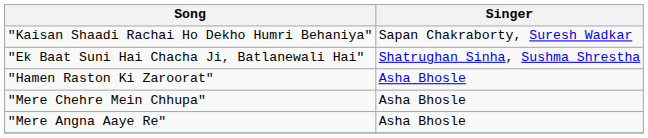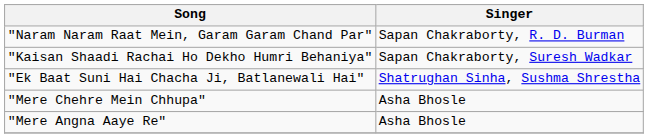+ row: (190, 37)
- row: (111, 80)
